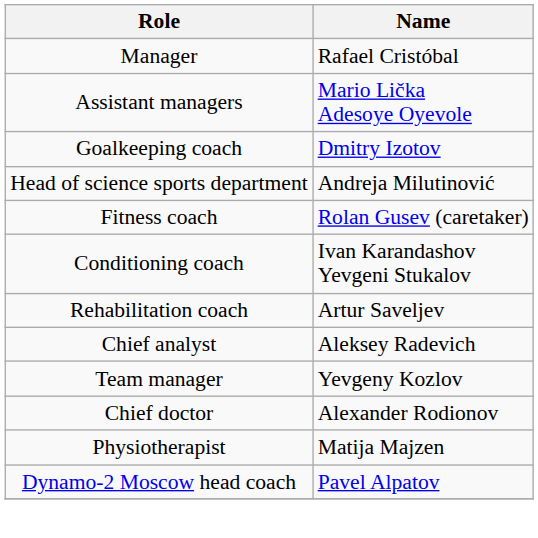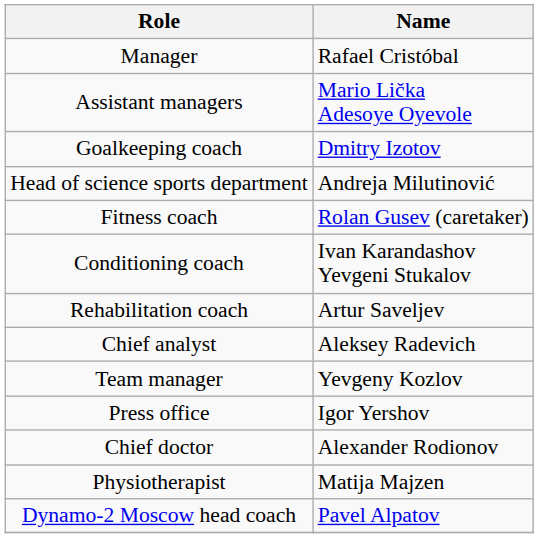+ row: (159, 412)
